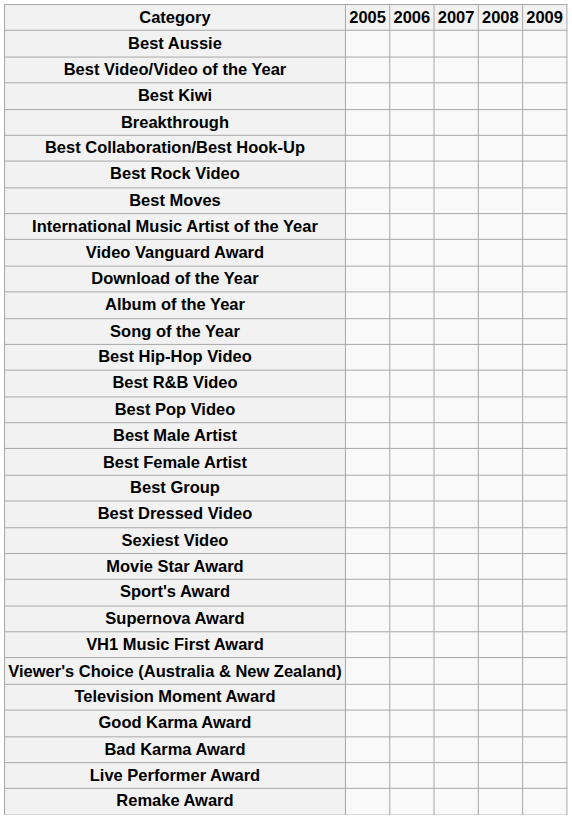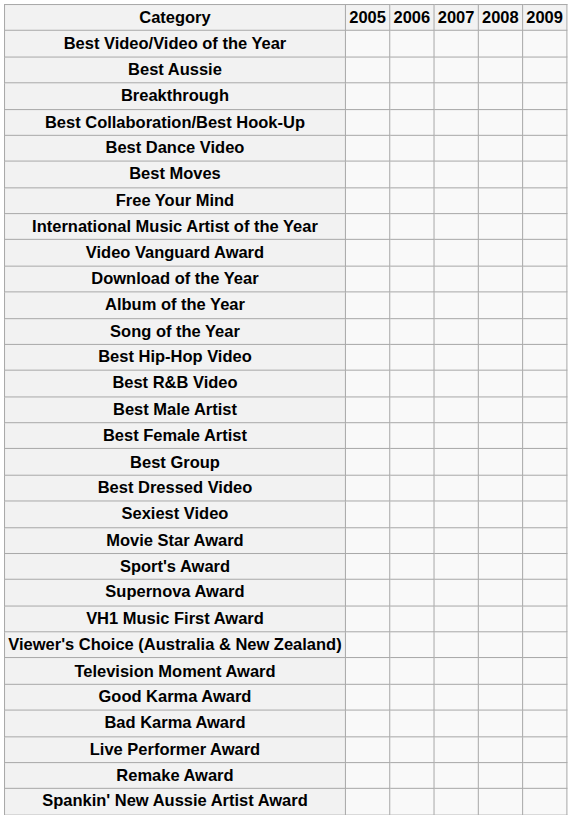rows swapped: (175, 69) <-> (175, 43)
- row: (175, 95)
- row: (175, 174)
+ row: (175, 148)
+ row: (175, 200)
- row: (175, 409)
+ row: (175, 801)
